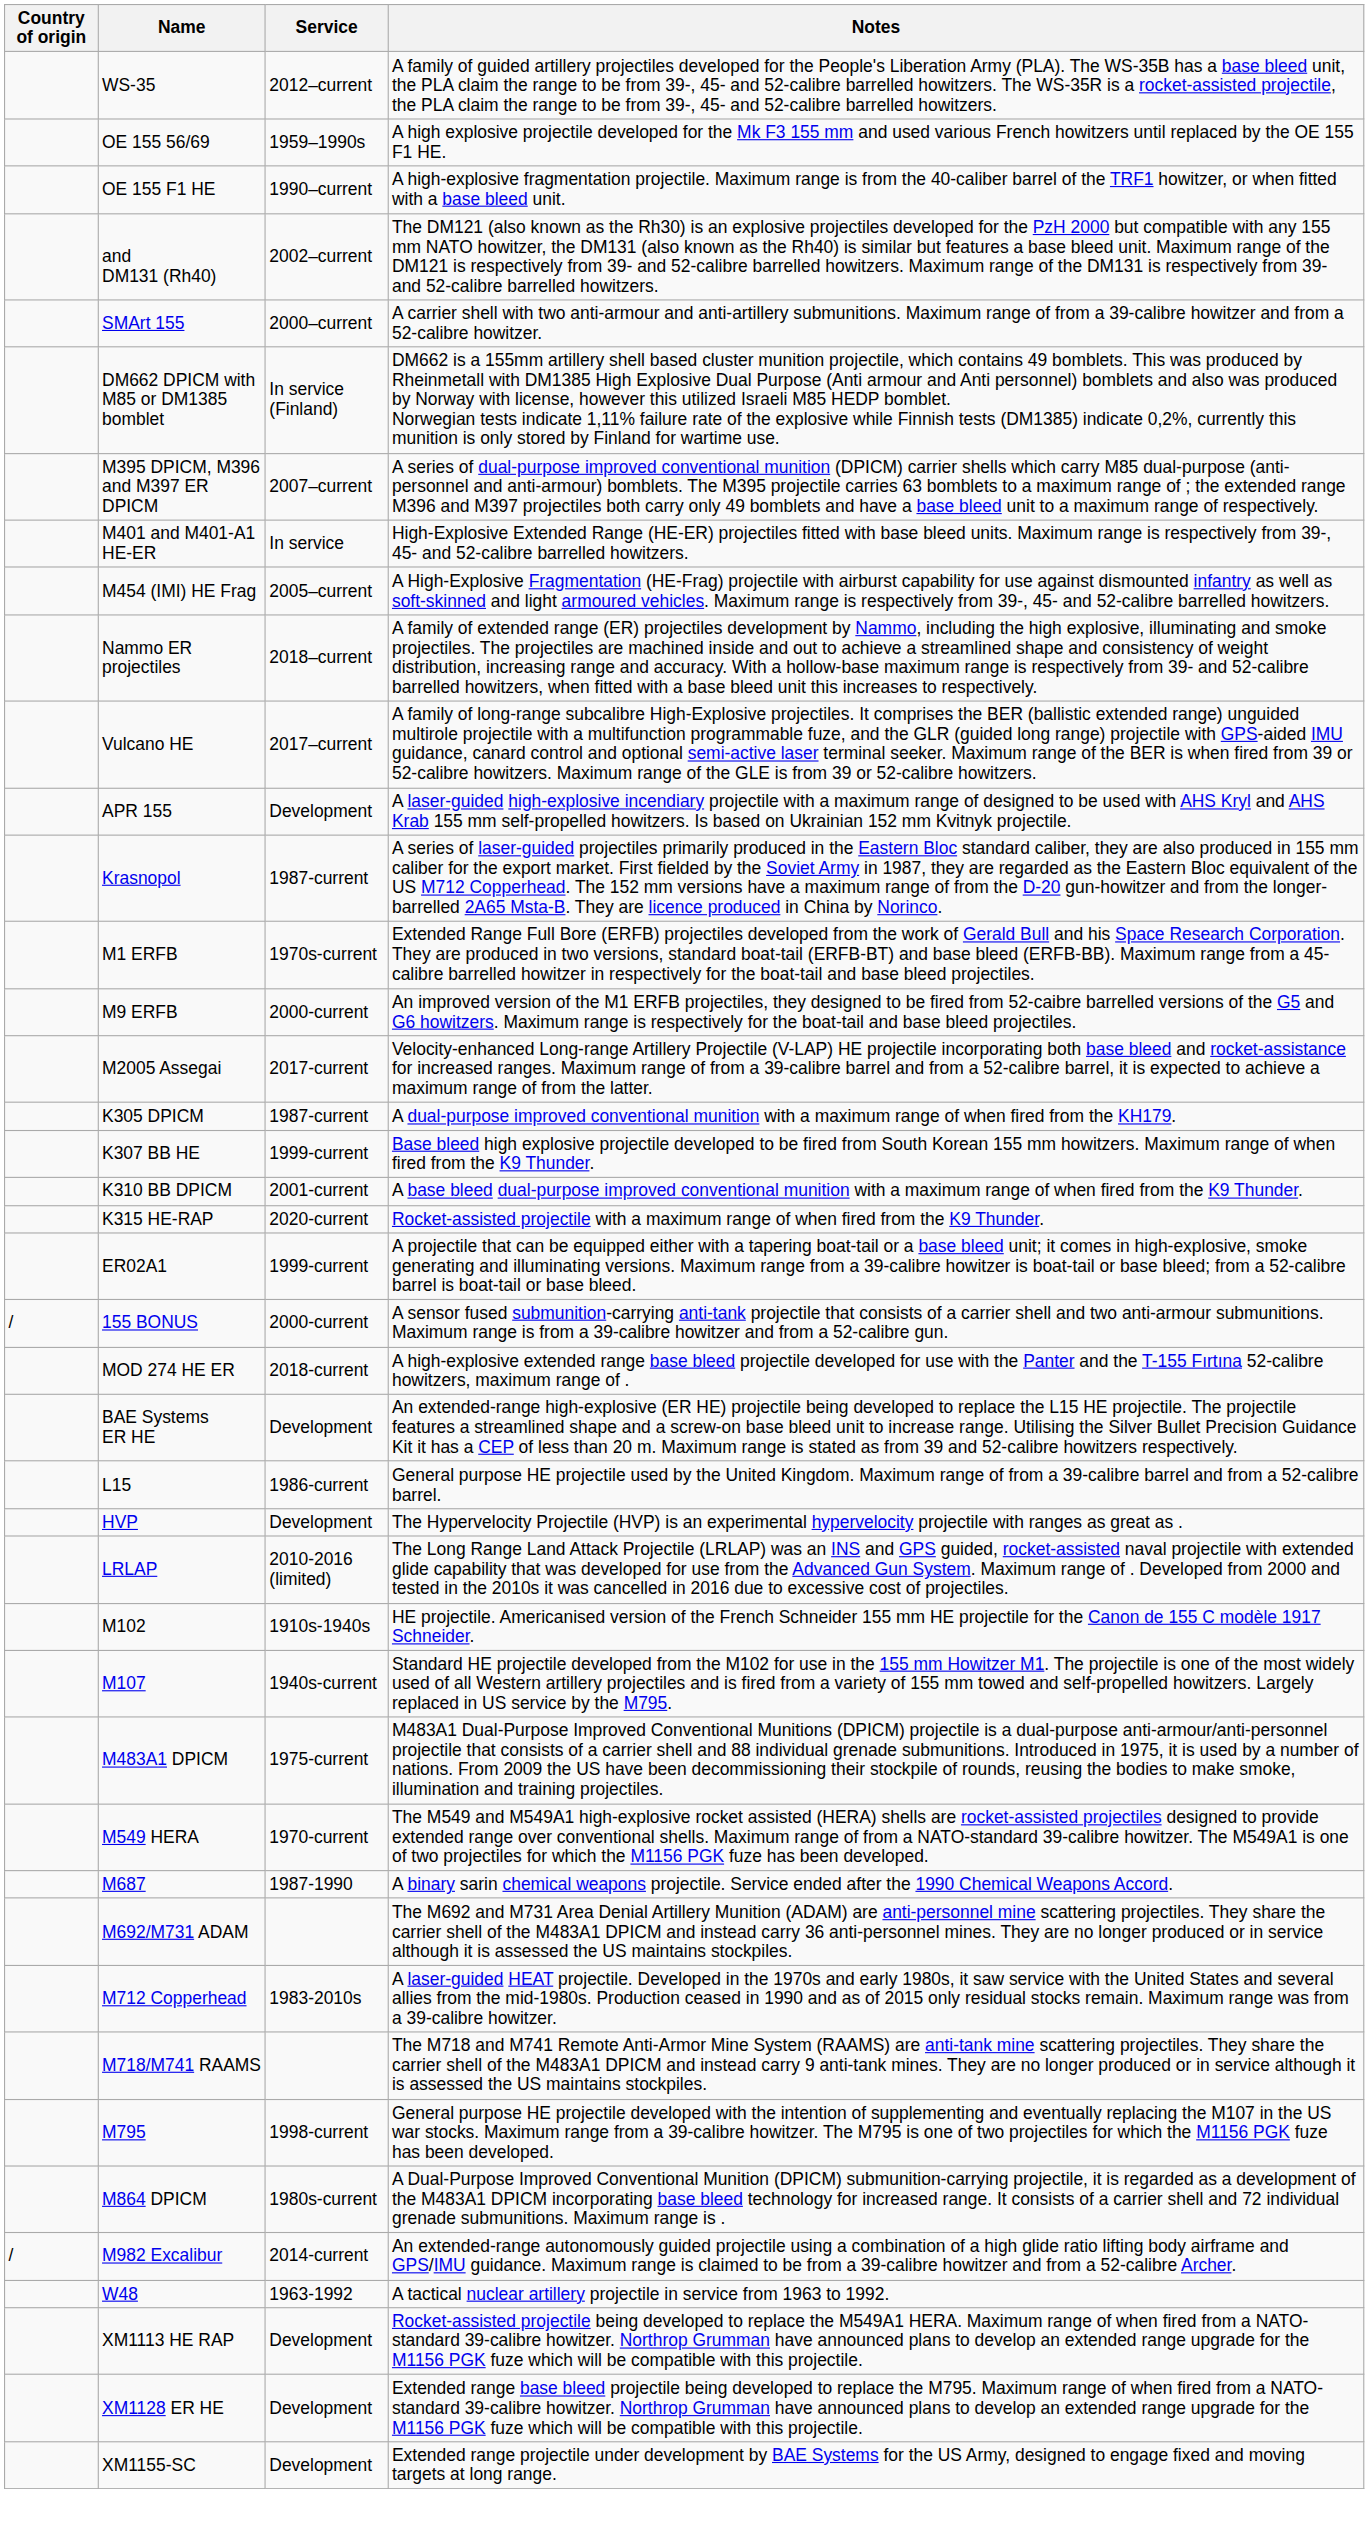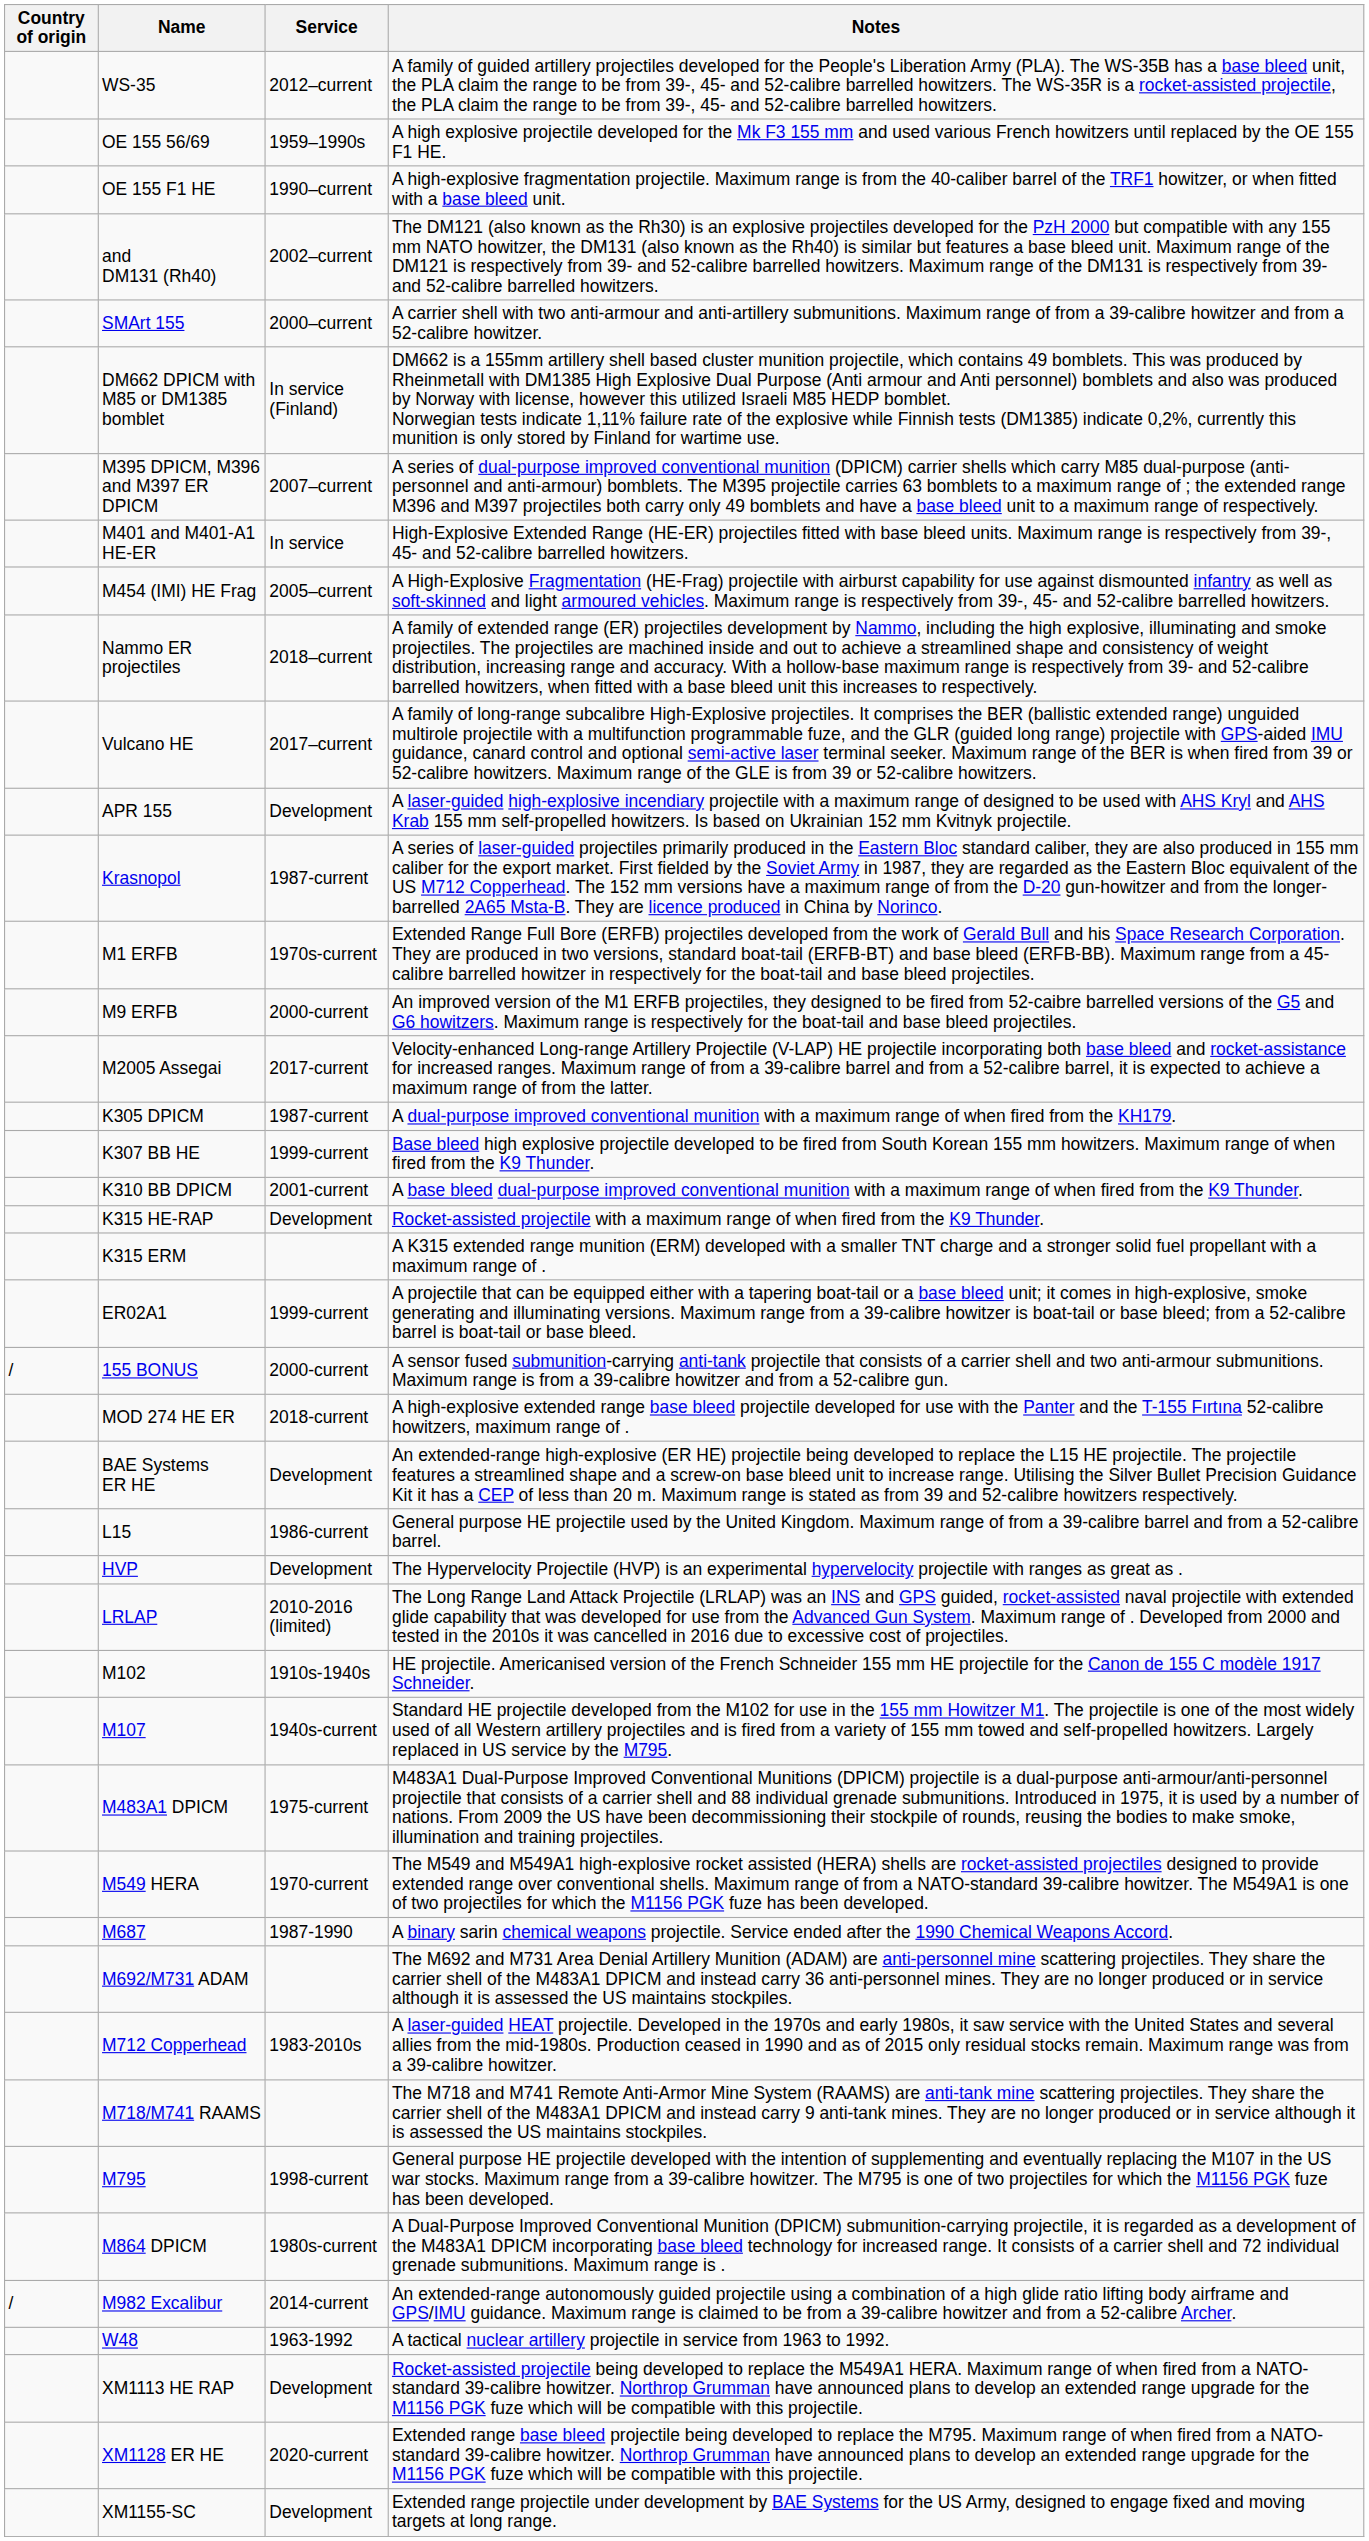(319, 1218) 2020-current -> (321, 1218) Development
+ row: (144, 1256)
(321, 2408) Development -> (319, 2455) 2020-current
